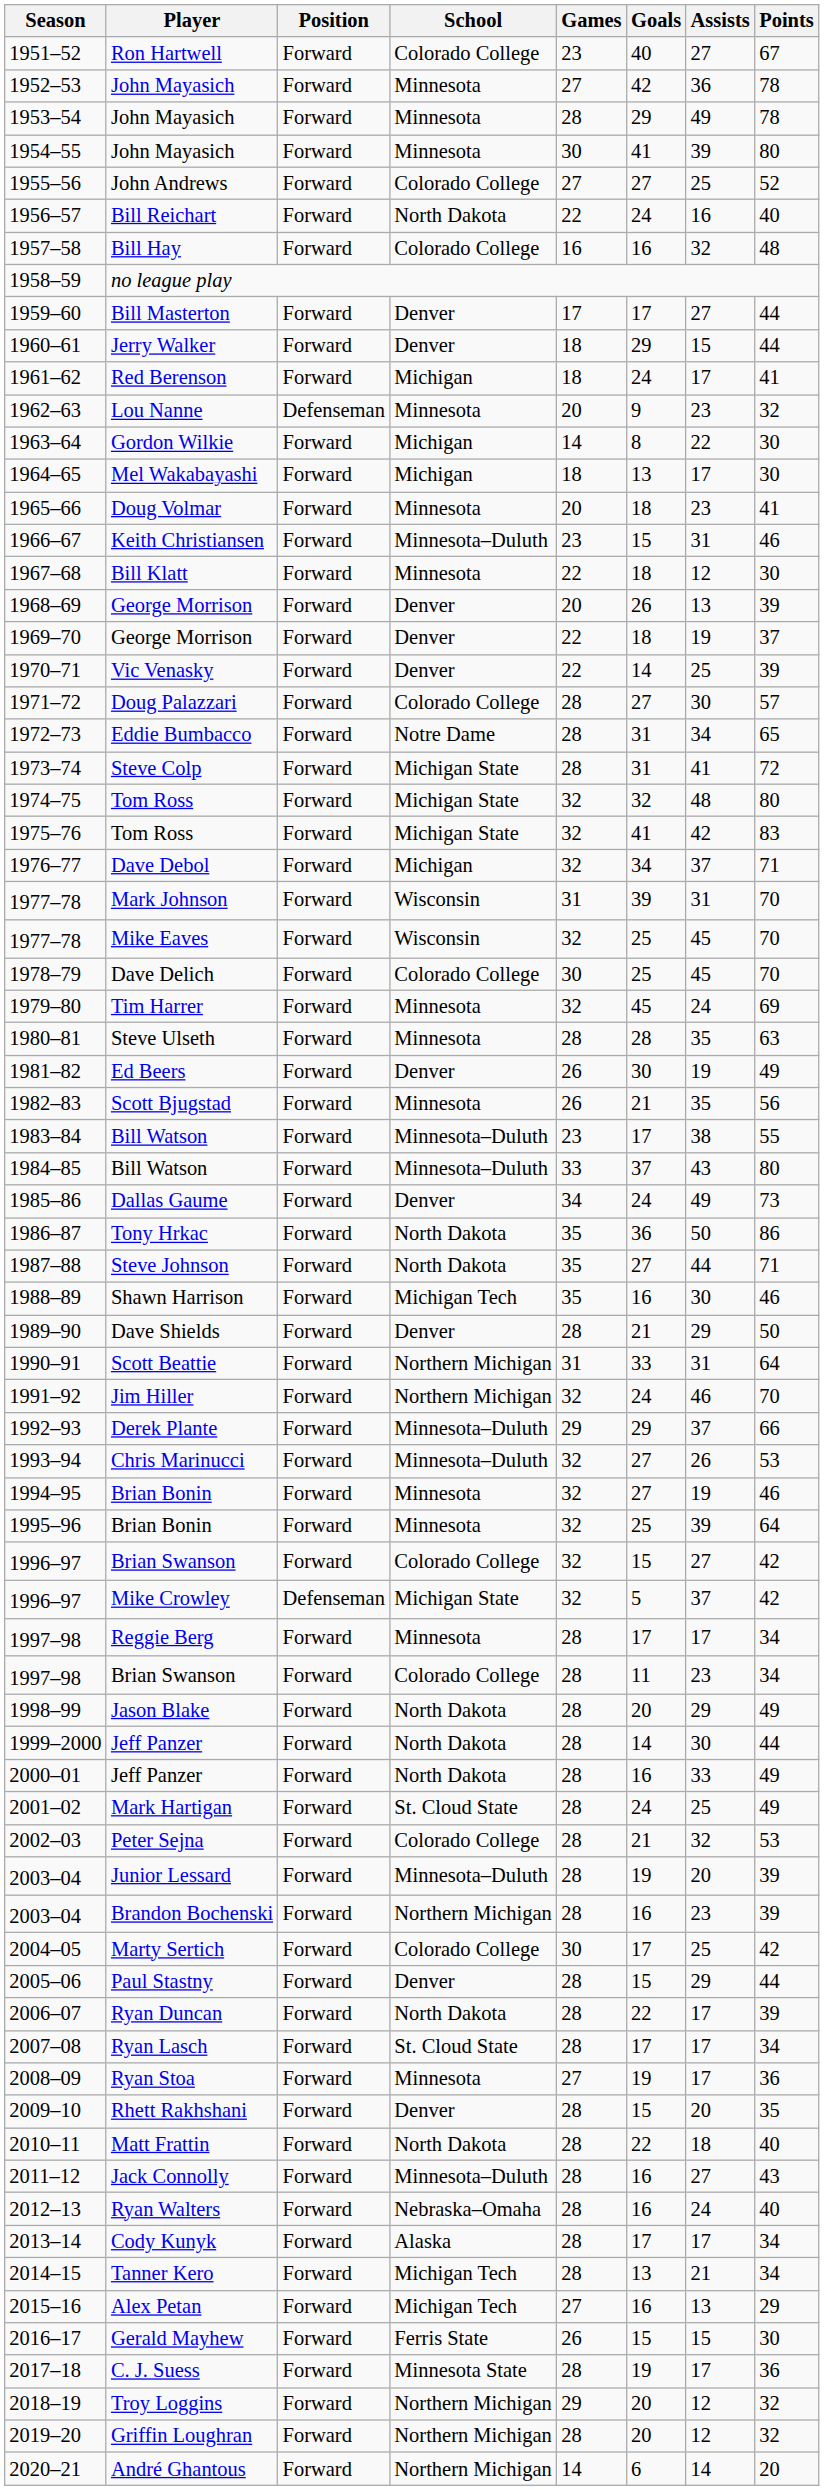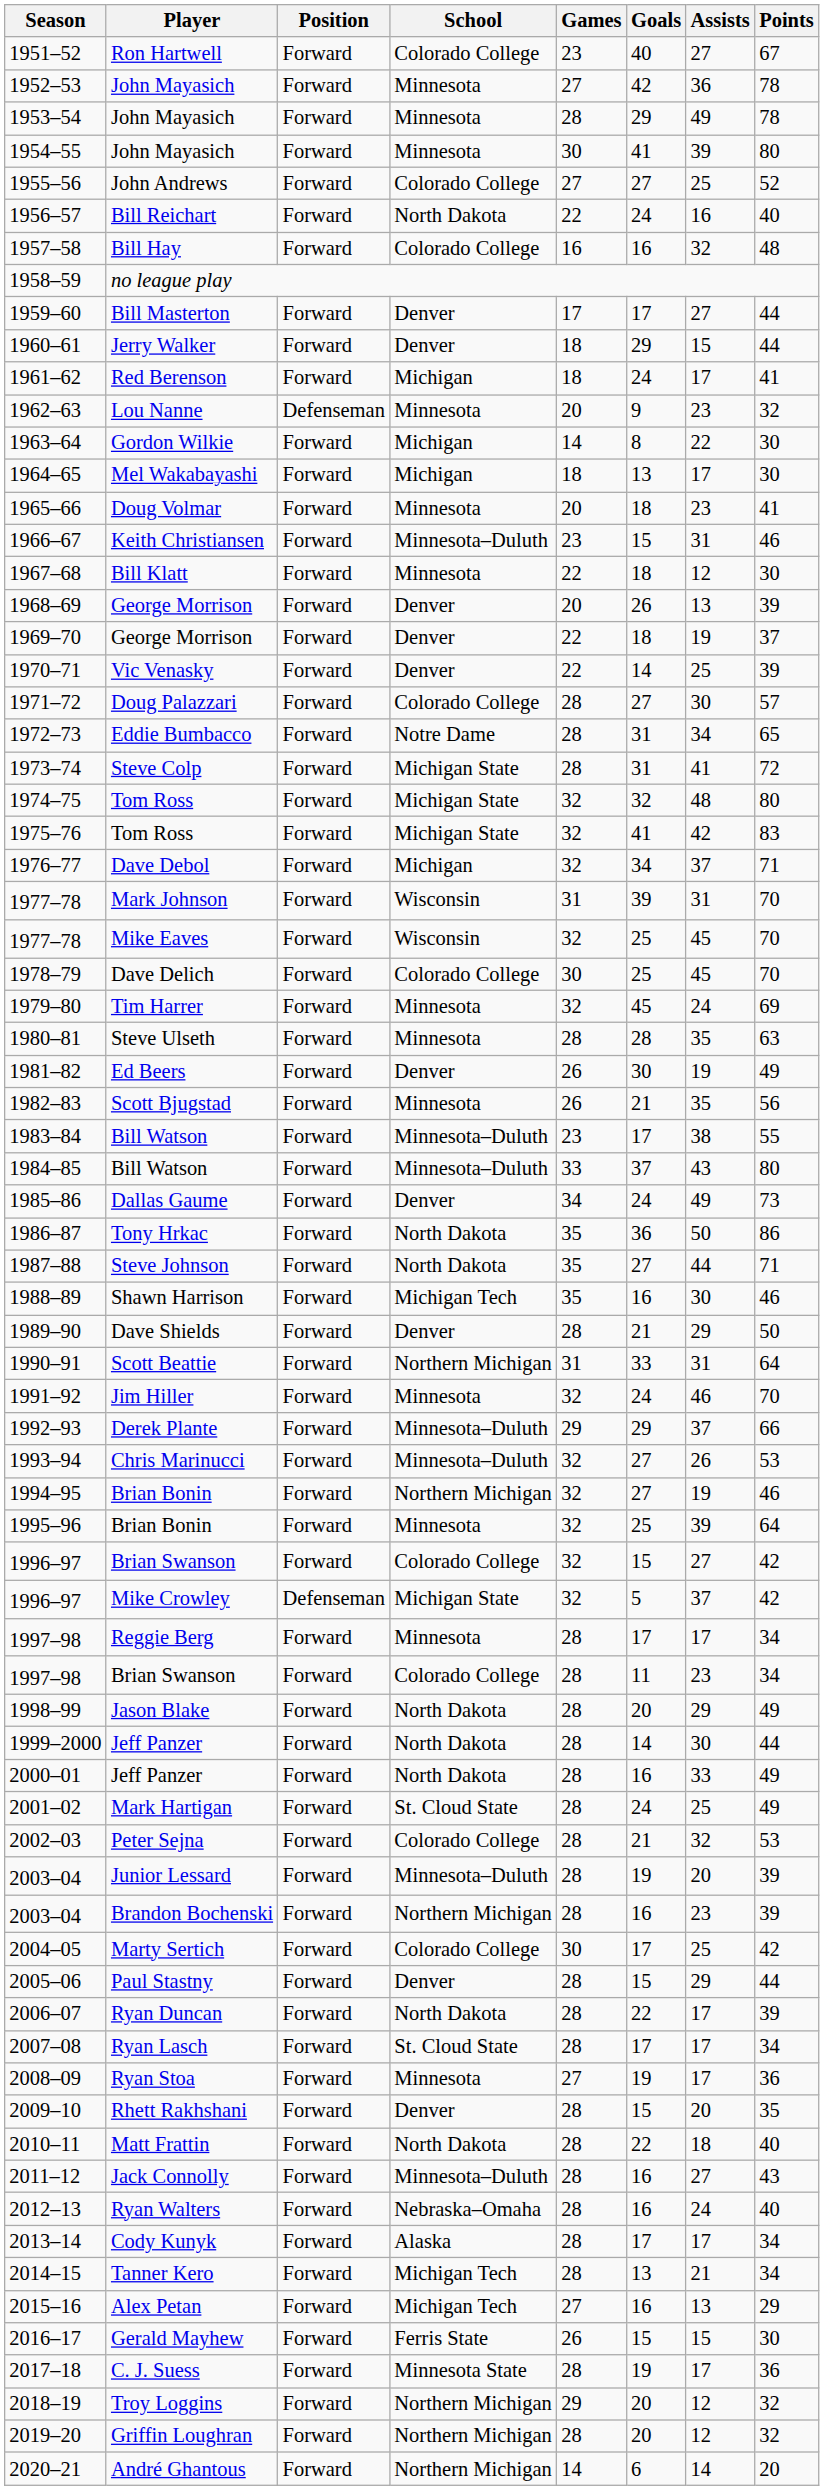(473, 1395) Northern Michigan -> (438, 1395) Minnesota
(438, 1493) Minnesota -> (473, 1493) Northern Michigan
